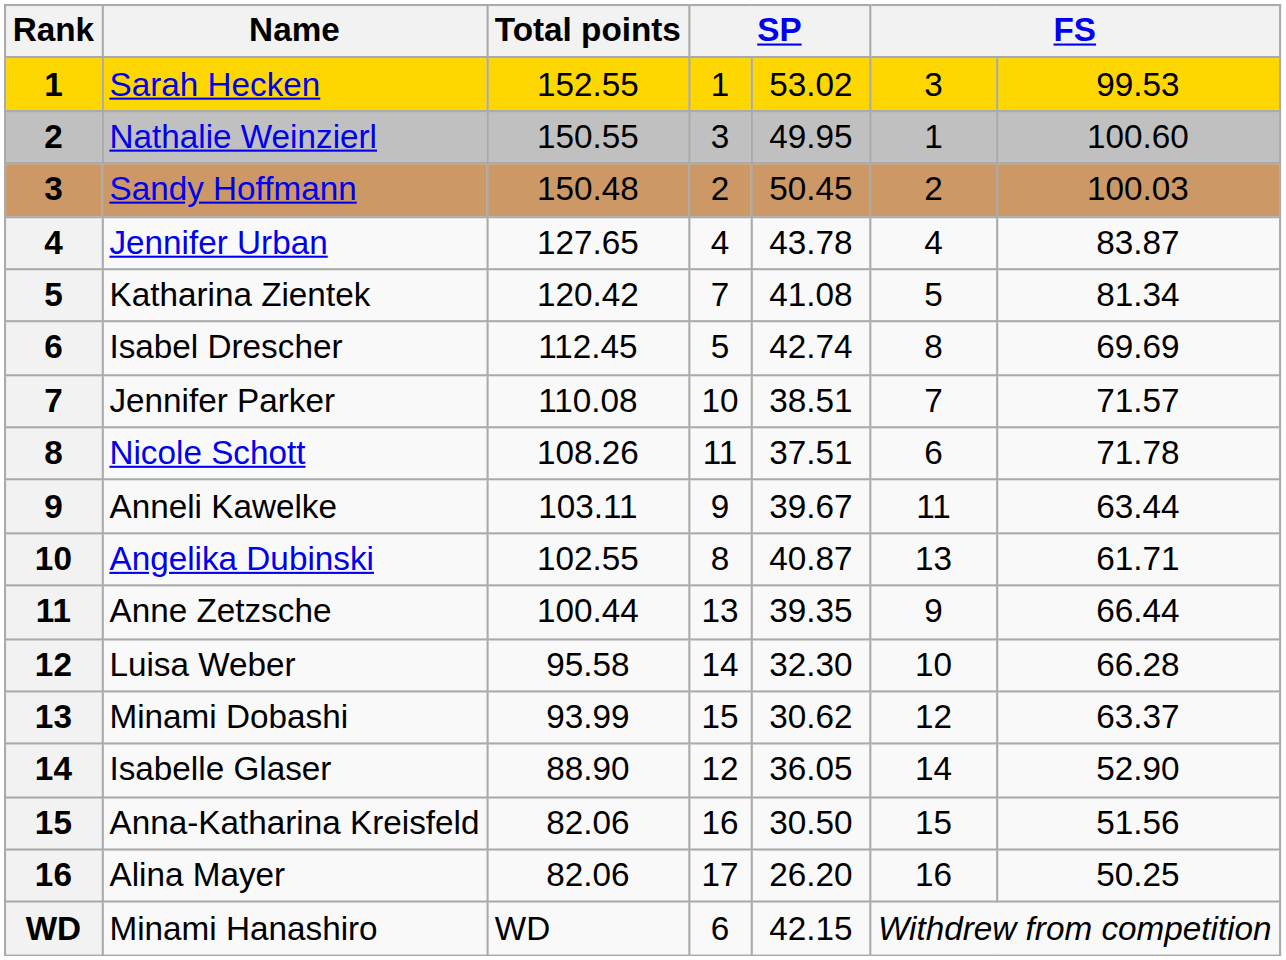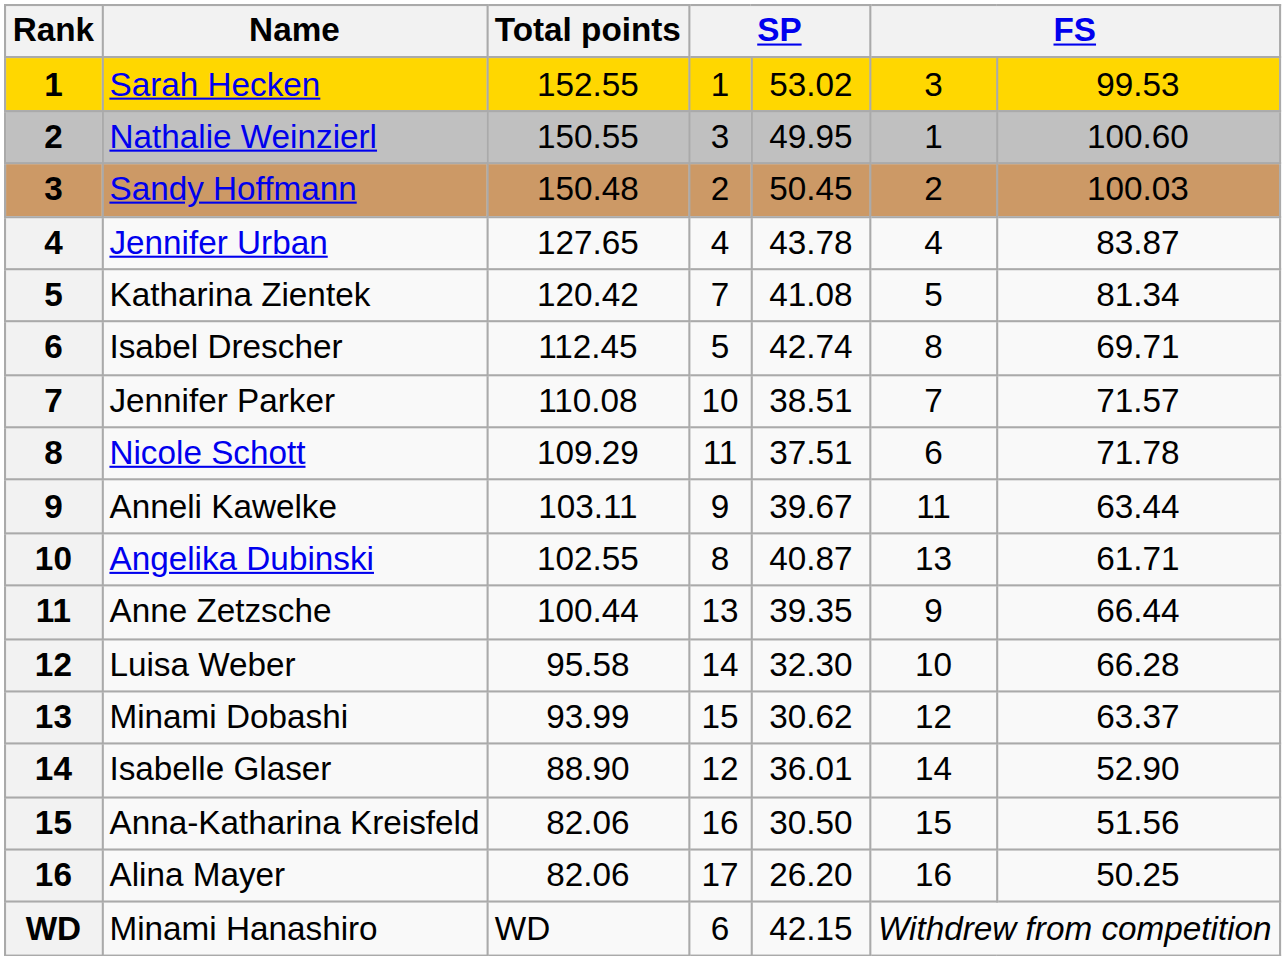(1138, 347) 69.69 -> (1138, 347) 69.71
(588, 453) 108.26 -> (588, 453) 109.29
(811, 769) 36.05 -> (811, 769) 36.01
